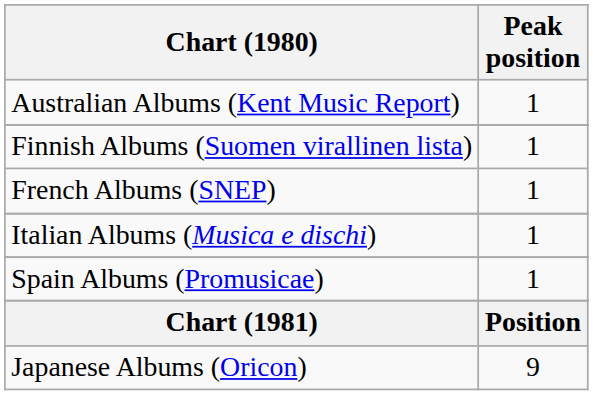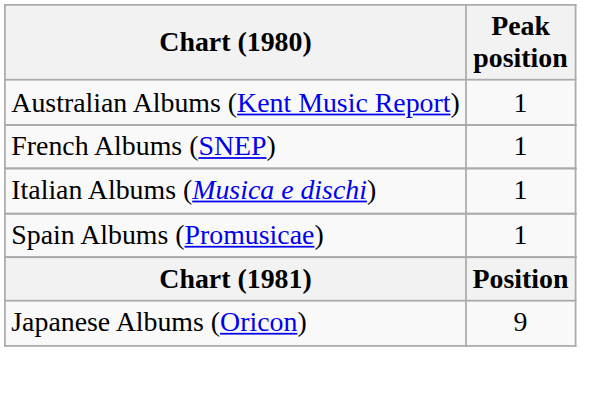- row: (242, 146)
